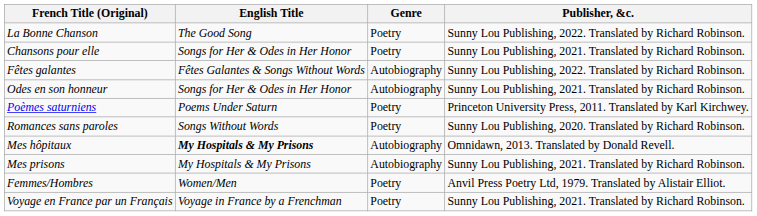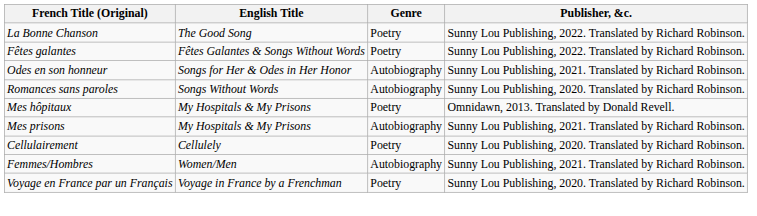- row: (53, 51)
(406, 70) Autobiography -> (386, 51) Poetry
- row: (52, 107)
(386, 126) Poetry -> (406, 88) Autobiography
(246, 145) bold -> (244, 107) normal
(406, 145) Autobiography -> (386, 107) Poetry
+ row: (42, 145)
(386, 182) Poetry -> (406, 164) Autobiography
(586, 182) Anvil Press Poetry Ltd, 1979. Translated by Alistair Elliot. -> (596, 164) Sunny Lou Publishing, 2021. Translated by Richard Robinson.
(596, 201) Sunny Lou Publishing, 2021. Translated by Richard Robinson. -> (596, 182) Sunny Lou Publishing, 2020. Translated by Richard Robinson.
